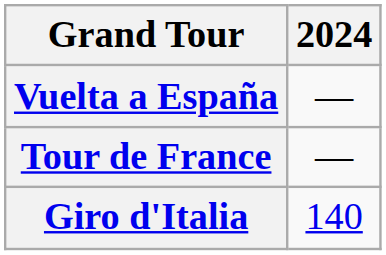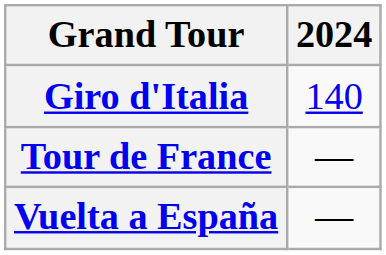rows swapped: (146, 216) <-> (146, 95)
